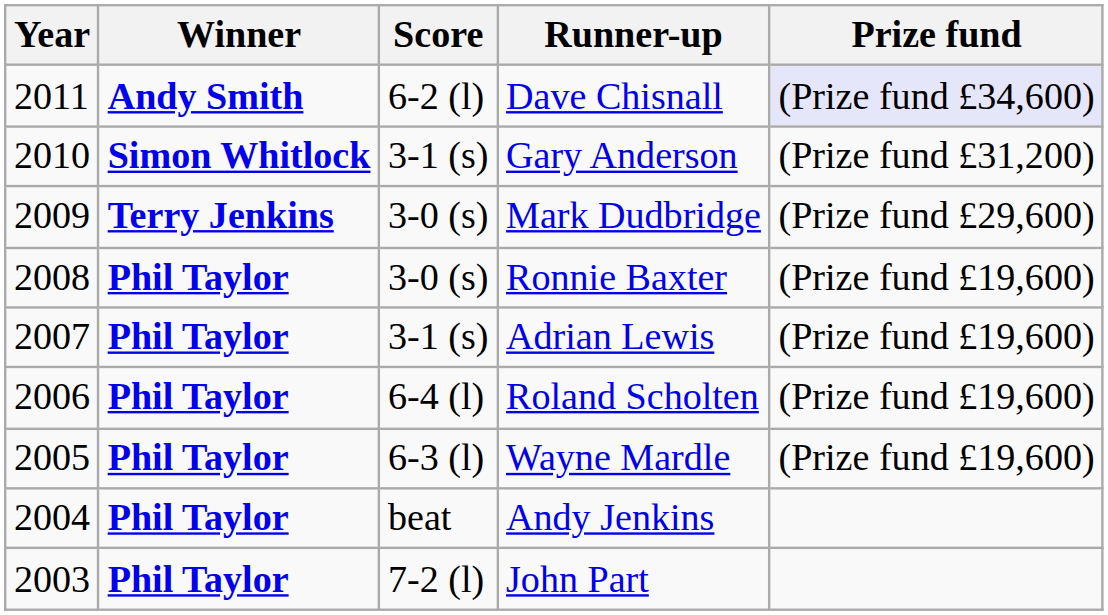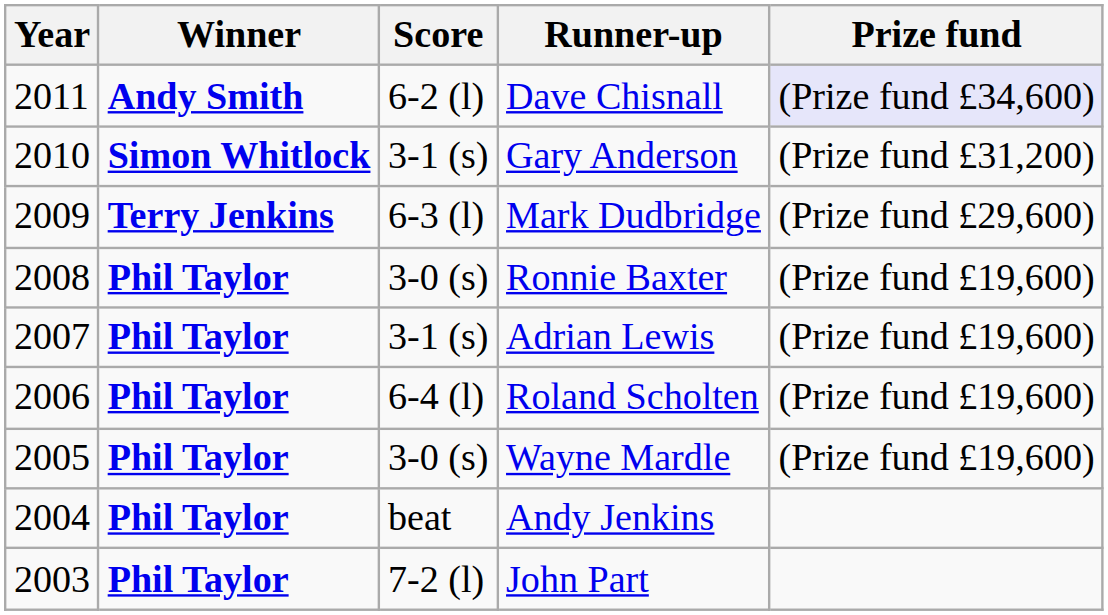(438, 215) 3-0 (s) -> (436, 215) 6-3 (l)
(436, 457) 6-3 (l) -> (438, 457) 3-0 (s)
